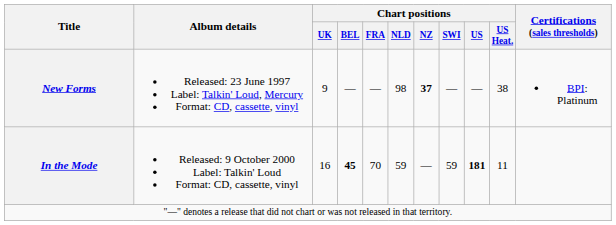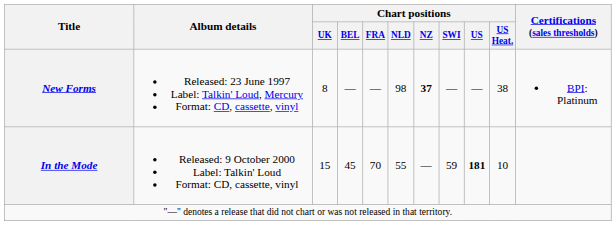(325, 88) 9 -> (325, 88) 8
(325, 166) 16 -> (325, 166) 15
(350, 166) bold -> (350, 166) normal
(401, 166) 59 -> (401, 166) 55
(502, 166) 11 -> (502, 166) 10
